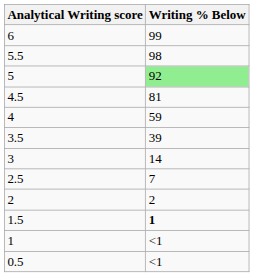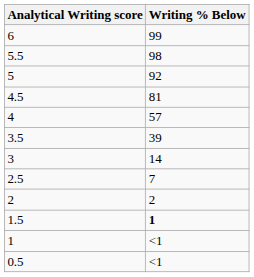(155, 76) lightgreen background -> (155, 76) no background
(155, 117) 59 -> (155, 117) 57
